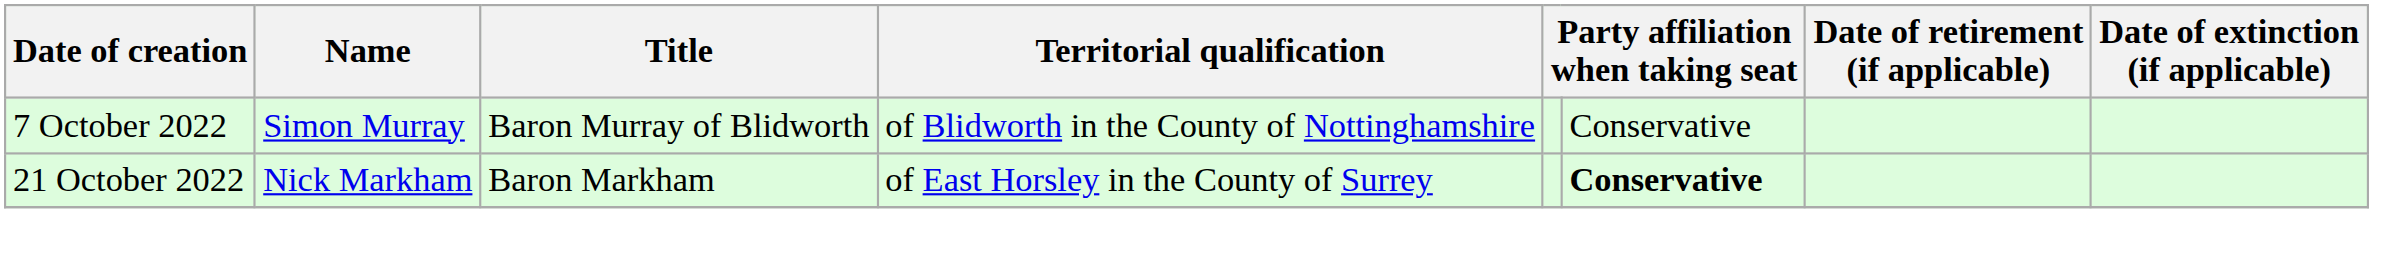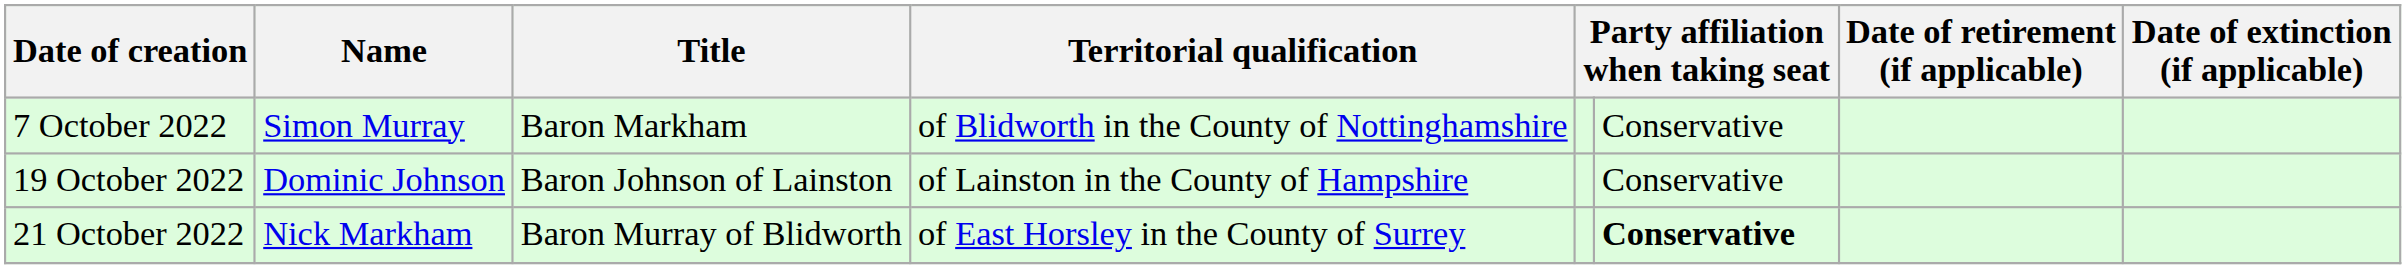(679, 125) Baron Murray of Blidworth -> (634, 125) Baron Markham
+ row: (129, 179)
(601, 179) Baron Markham -> (711, 234) Baron Murray of Blidworth
